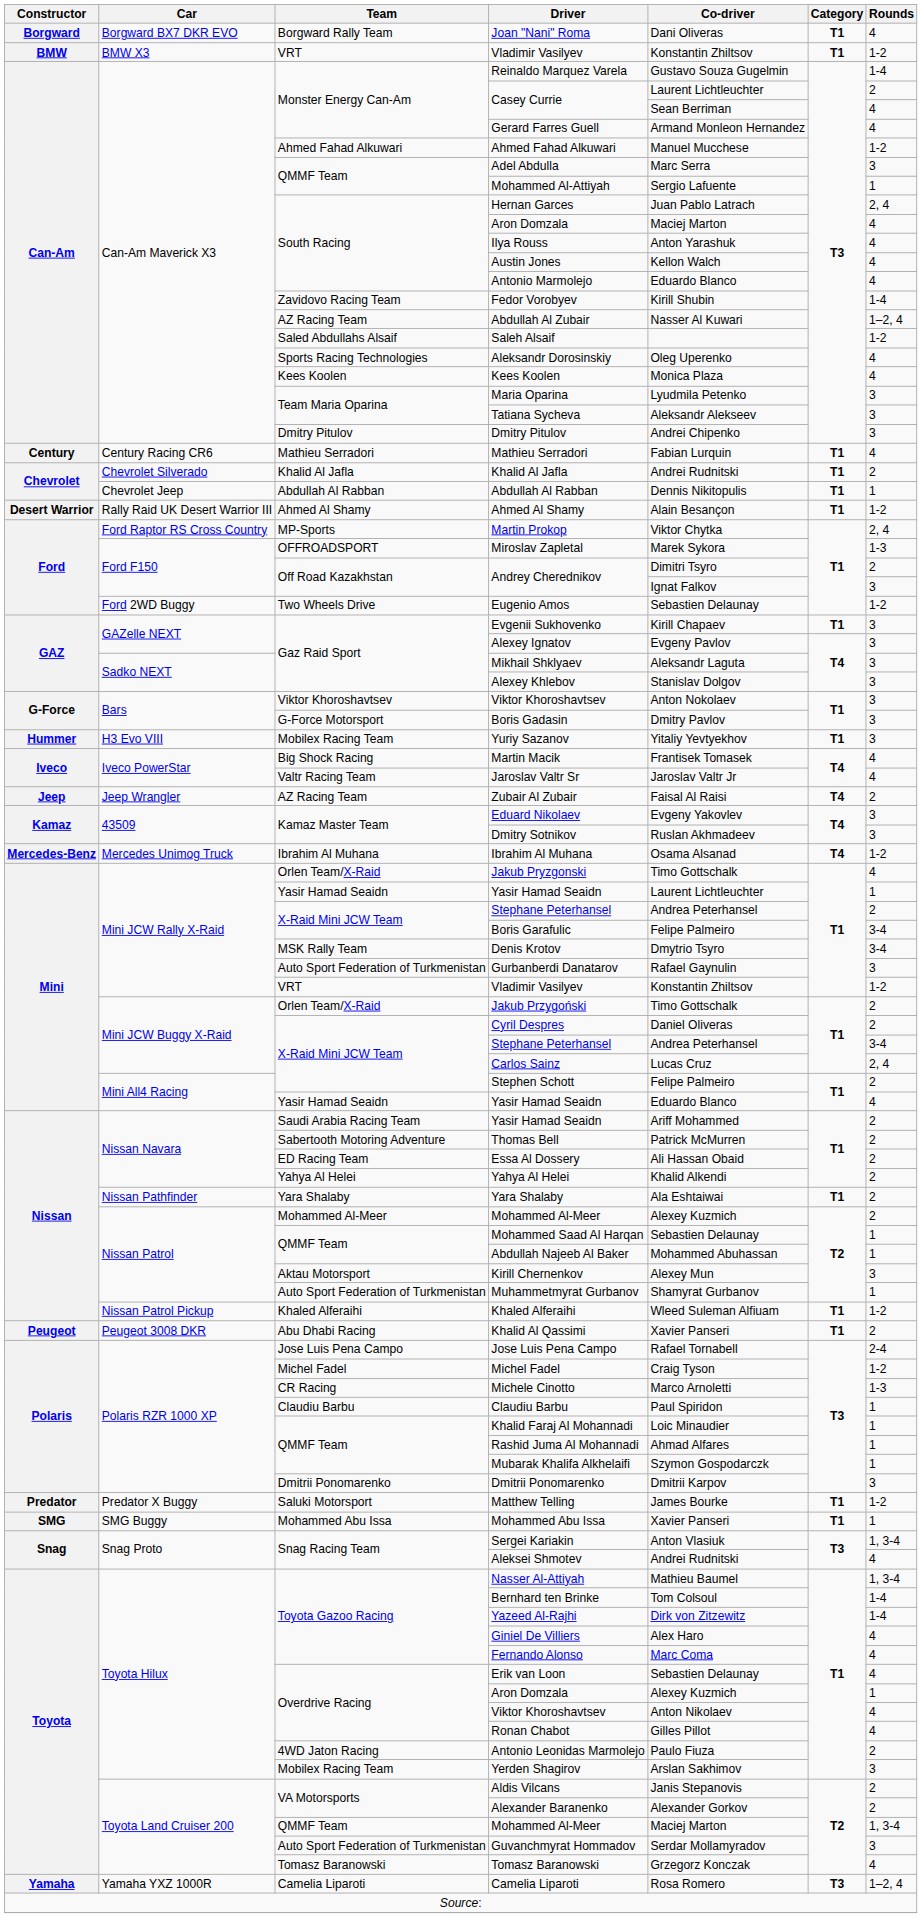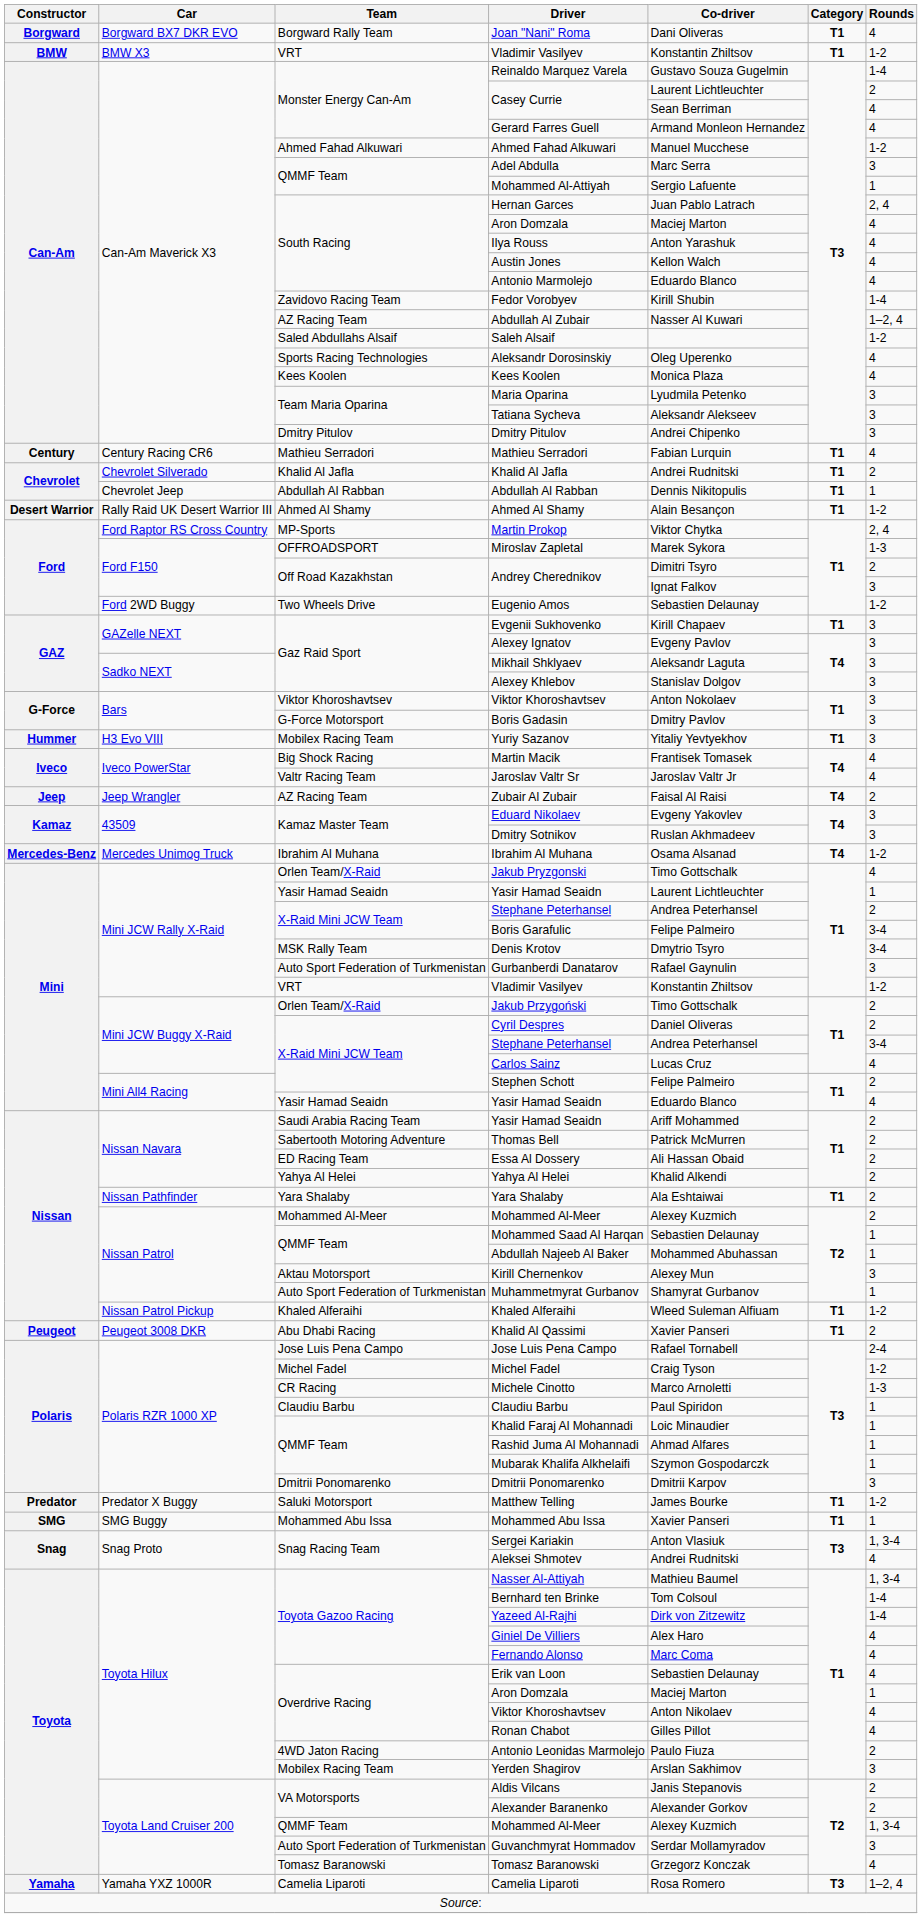(879, 1063) 2, 4 -> (872, 1063) 4
(693, 1693) Alexey Kuzmich -> (688, 1693) Maciej Marton
(688, 1826) Maciej Marton -> (693, 1826) Alexey Kuzmich
